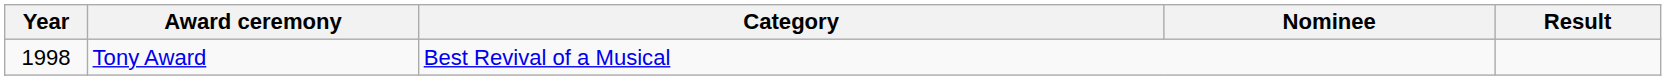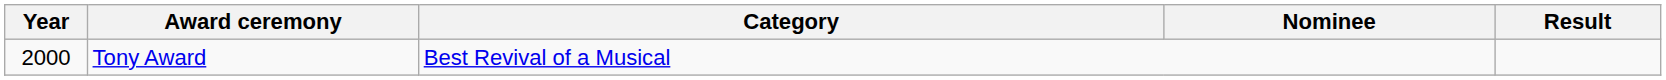(46, 57) 1998 -> (46, 57) 2000
